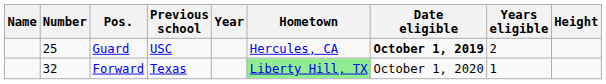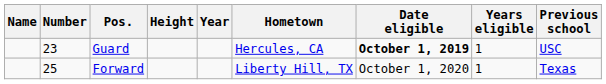columns swapped: (576, 21) <-> (179, 21)
(50, 48) 25 -> (50, 48) 23
(493, 48) 2 -> (479, 48) 1
(50, 68) 32 -> (50, 68) 25
(309, 68) lightgreen background -> (294, 68) no background
